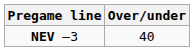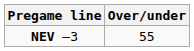(147, 36) 40 -> (147, 36) 55
